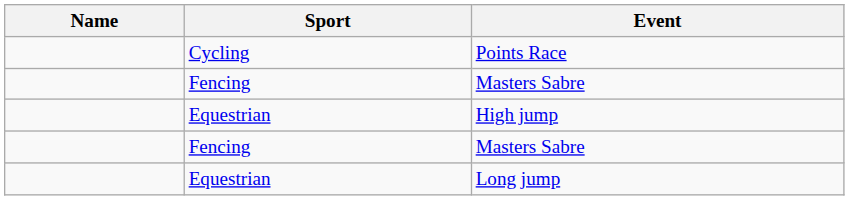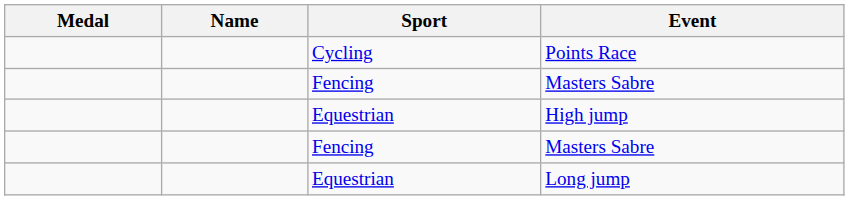+ column: (83, 20)
